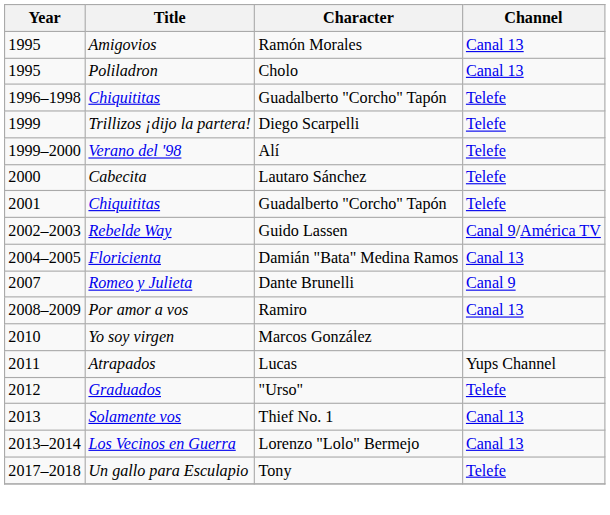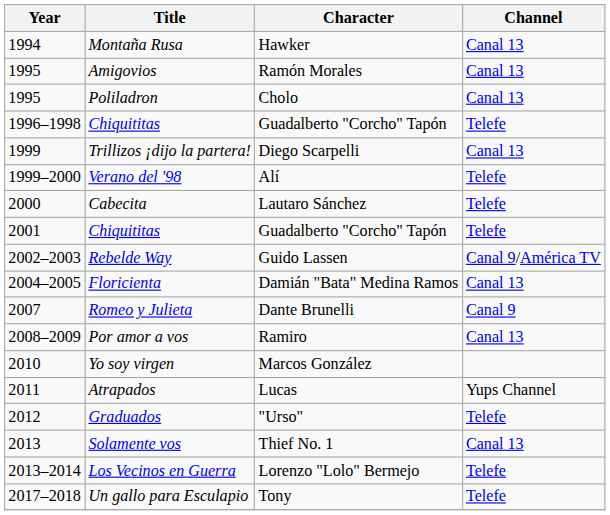+ row: (24, 44)
(486, 124) Telefe -> (495, 151) Canal 13
(495, 443) Canal 13 -> (486, 470) Telefe
